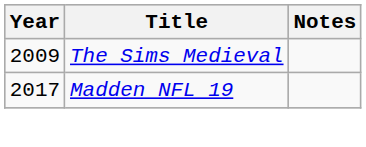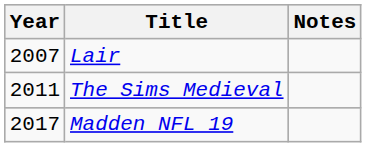+ row: (95, 56)
(35, 56) 2009 -> (35, 90) 2011
